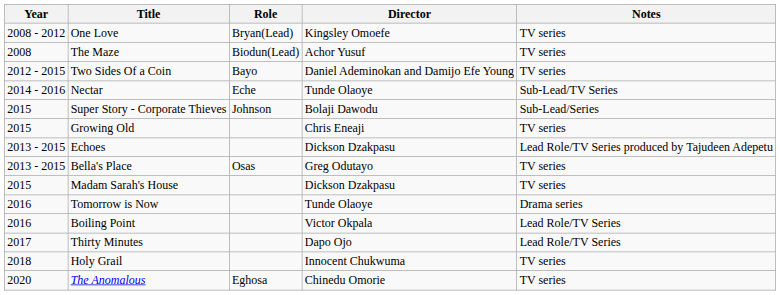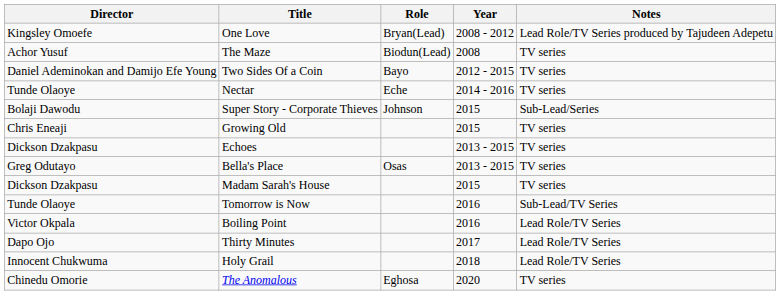columns swapped: (36, 14) <-> (409, 14)
(543, 33) TV series -> (646, 33) Lead Role/TV Series produced by Tajudeen Adepetu
(569, 90) Sub-Lead/TV Series -> (543, 90) TV series
(646, 147) Lead Role/TV Series produced by Tajudeen Adepetu -> (543, 147) TV series
(551, 204) Drama series -> (569, 204) Sub-Lead/TV Series
(543, 261) TV series -> (570, 261) Lead Role/TV Series
